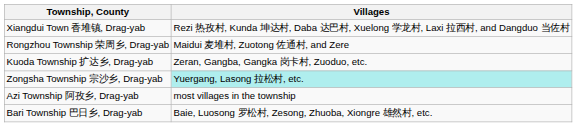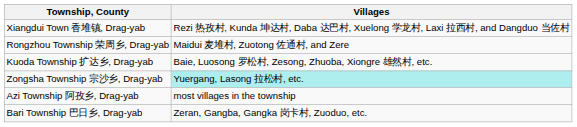(270, 61) Zeran, Gangba, Gangka 岗卡村, Zuoduo, etc. -> (303, 61) Baie, Luosong 罗松村, Zesong, Zhuoba, Xiongre 雄然村, etc.
(303, 113) Baie, Luosong 罗松村, Zesong, Zhuoba, Xiongre 雄然村, etc. -> (270, 113) Zeran, Gangba, Gangka 岗卡村, Zuoduo, etc.
